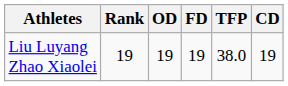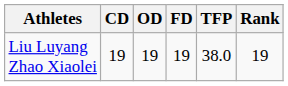columns swapped: (267, 18) <-> (124, 18)
